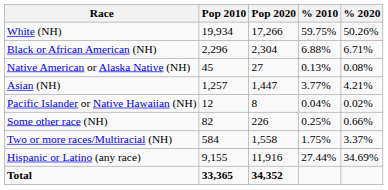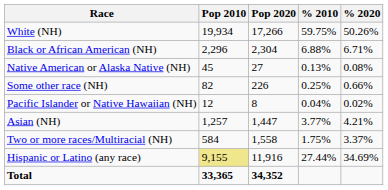rows swapped: (34, 85) <-> (57, 121)
(215, 157) no background -> (215, 157) khaki background
